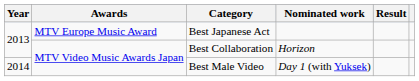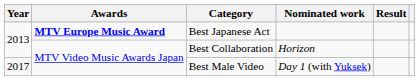(96, 31) normal -> (100, 31) bold
(18, 66) 2014 -> (18, 66) 2017
